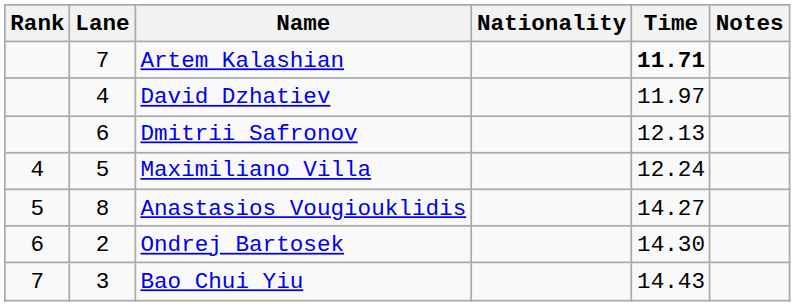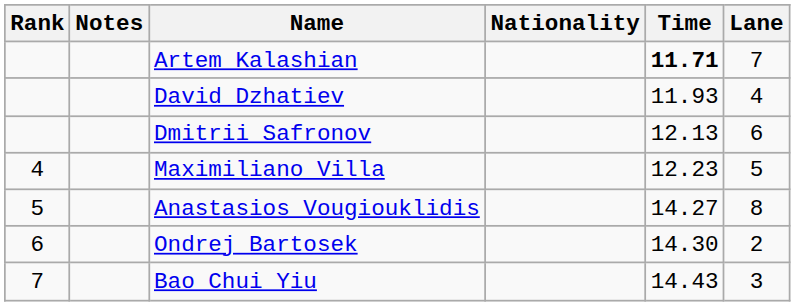columns swapped: (103, 23) <-> (750, 23)
(671, 97) 11.97 -> (685, 97) 11.93
(671, 171) 12.24 -> (685, 171) 12.23
